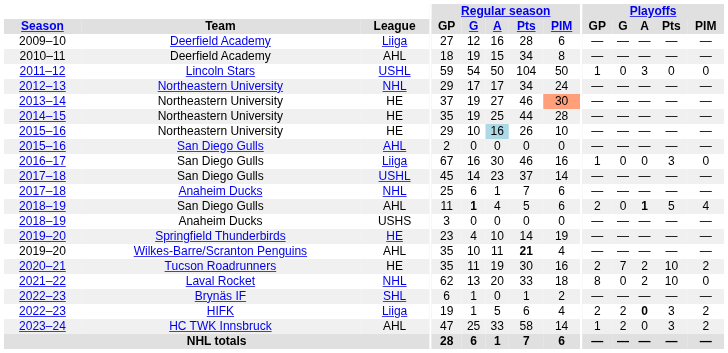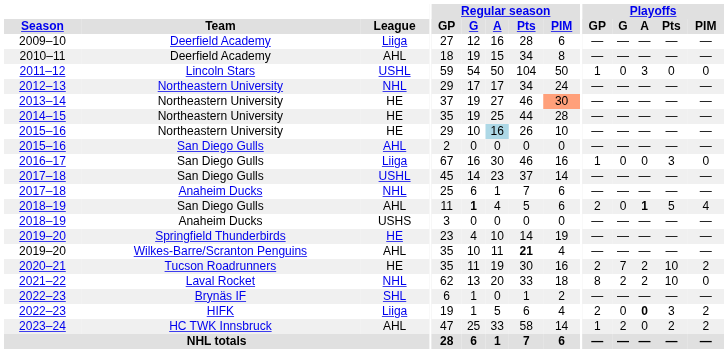(623, 281) 0 -> (623, 281) 2
(623, 311) 2 -> (623, 311) 0
(671, 326) 3 -> (671, 326) 2
